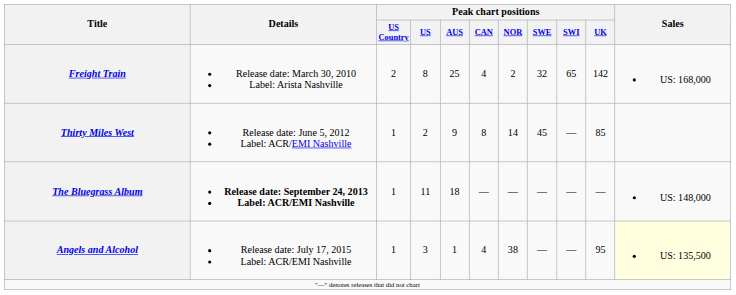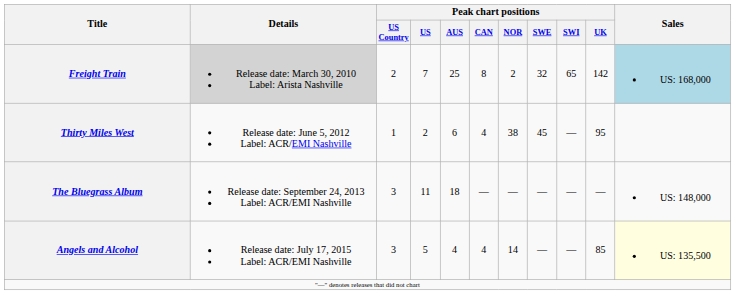(283, 80) no background -> (283, 80) lightgrey background
(425, 74) 8 -> (425, 74) 7
(484, 74) 4 -> (484, 74) 8
(673, 80) no background -> (673, 80) lightblue background
(455, 132) 9 -> (455, 132) 6
(484, 132) 8 -> (484, 132) 4
(513, 132) 14 -> (513, 132) 38
(600, 132) 85 -> (600, 132) 95
(283, 197) bold -> (283, 197) normal
(394, 191) 1 -> (394, 191) 3
(394, 250) 1 -> (394, 250) 3
(425, 250) 3 -> (425, 250) 5
(455, 250) 1 -> (455, 250) 4
(513, 250) 38 -> (513, 250) 14
(600, 250) 95 -> (600, 250) 85
